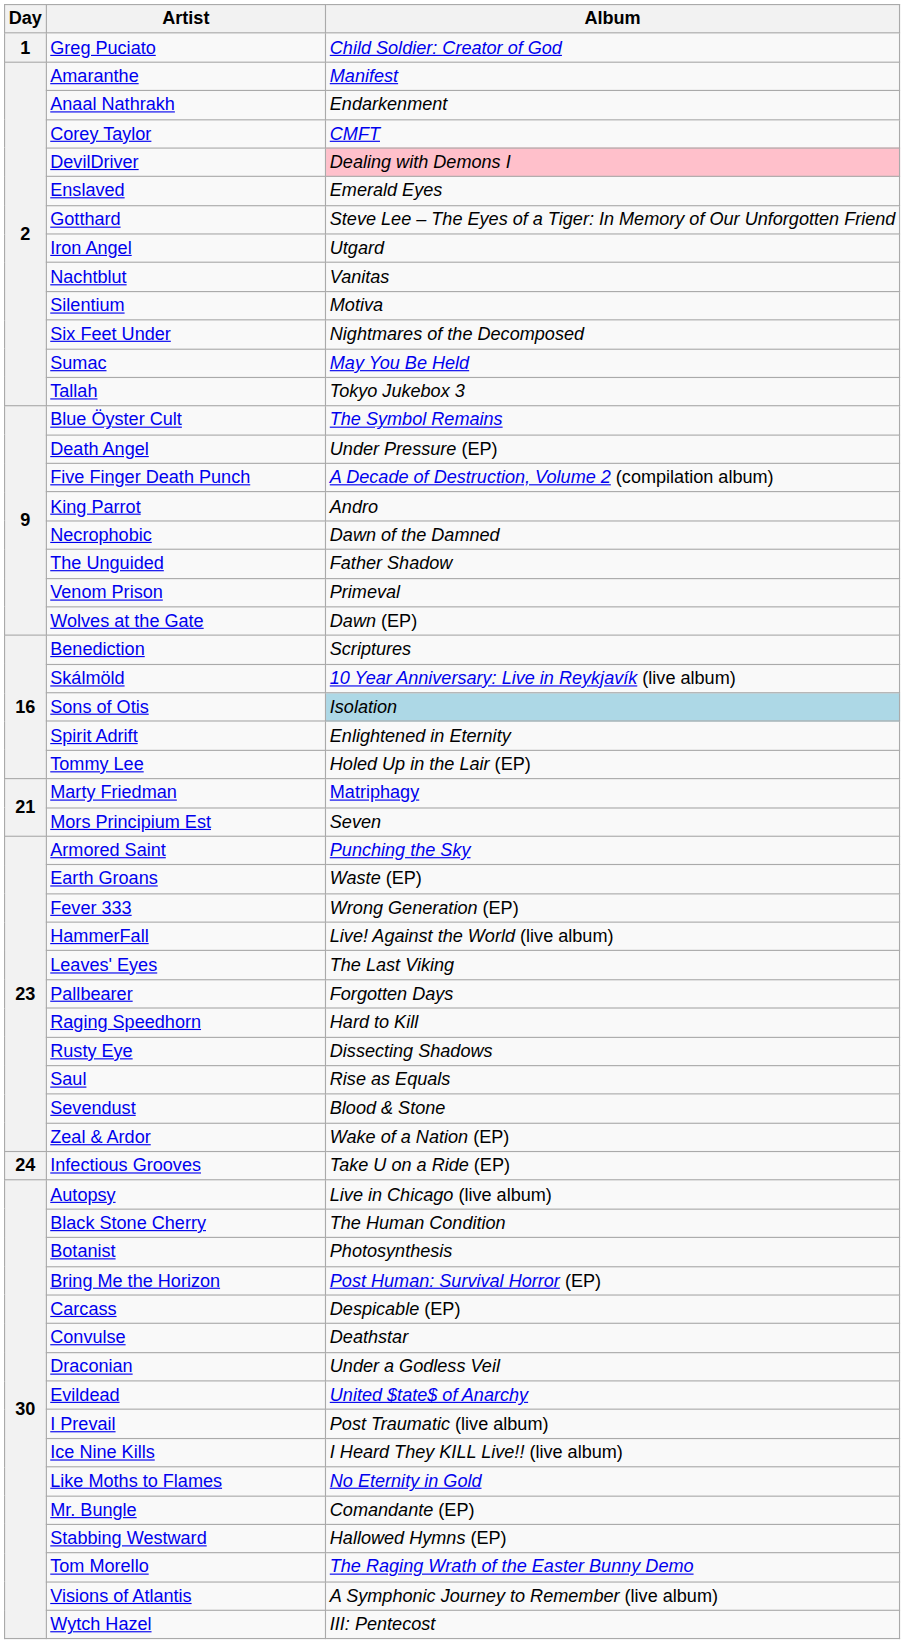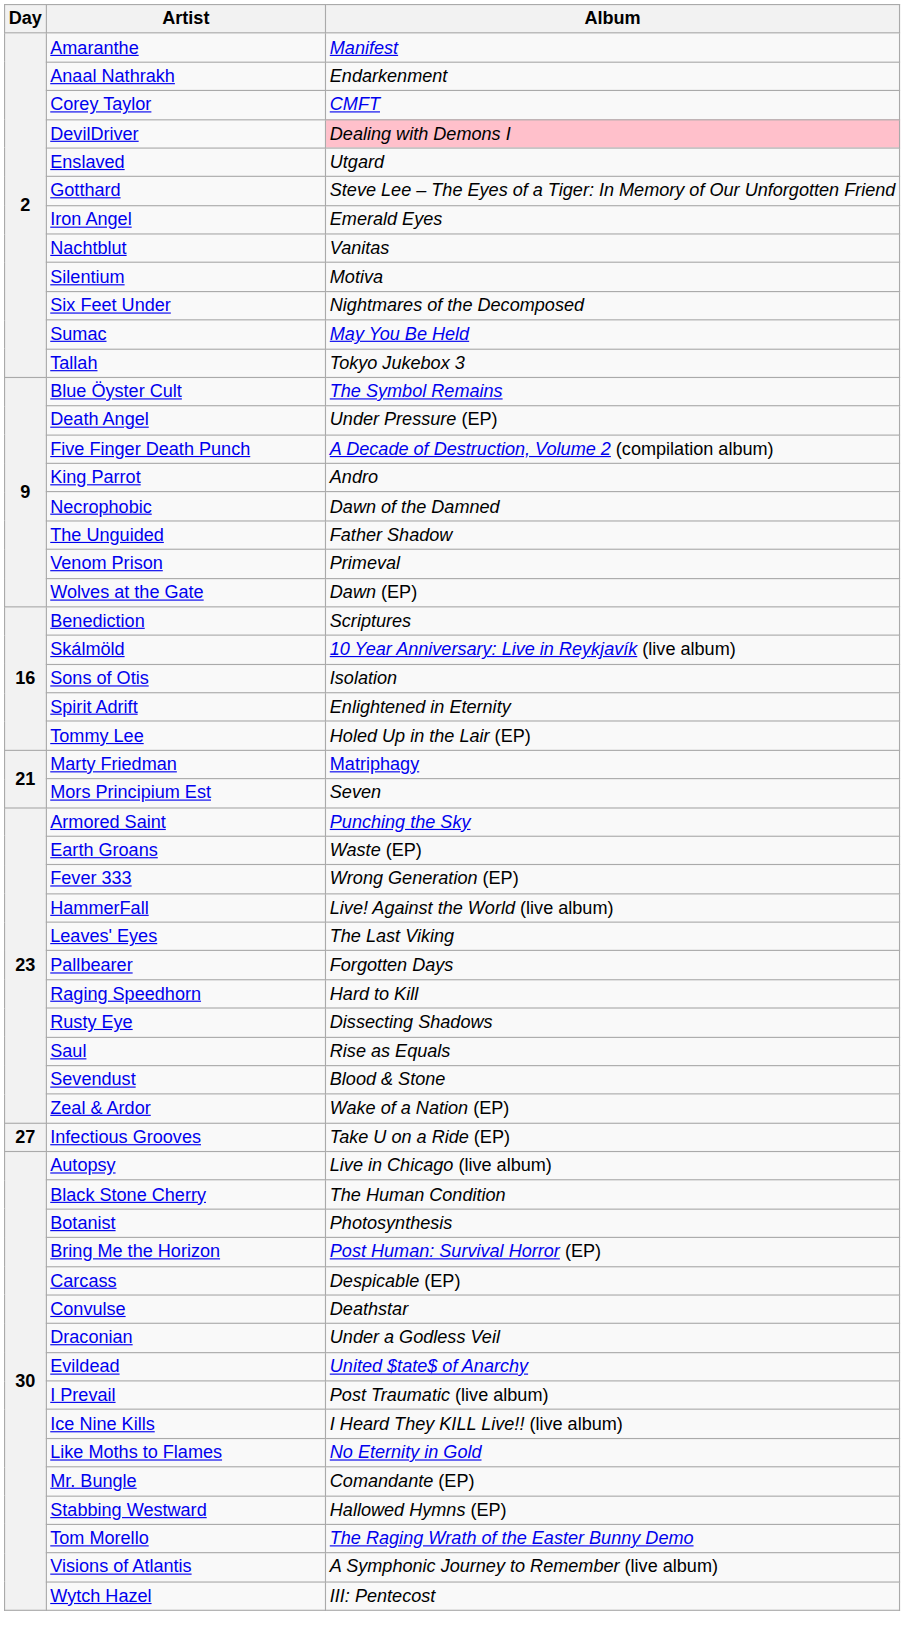- row: (103, 47)
(386, 190) Emerald Eyes -> (357, 162) Utgard
(357, 248) Utgard -> (386, 219) Emerald Eyes
(363, 707) lightblue background -> (363, 678) no background
(25, 1165) 24 -> (25, 1137) 27
